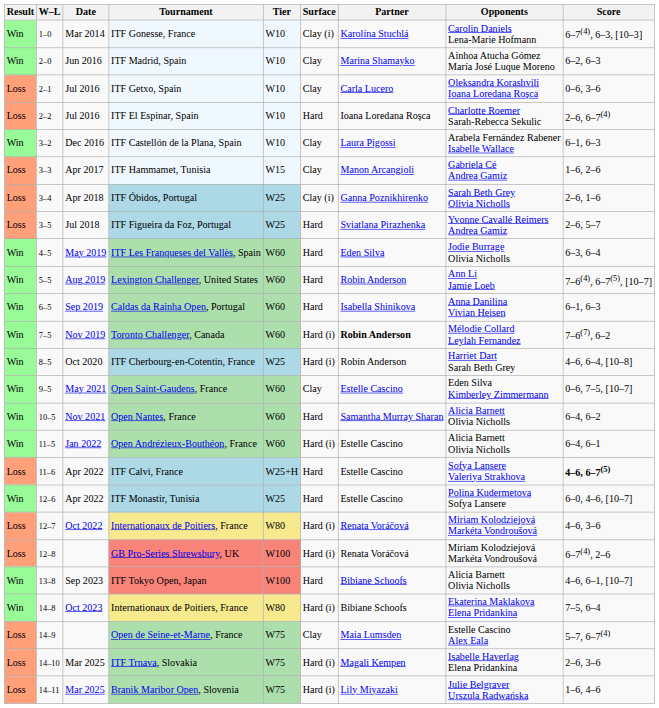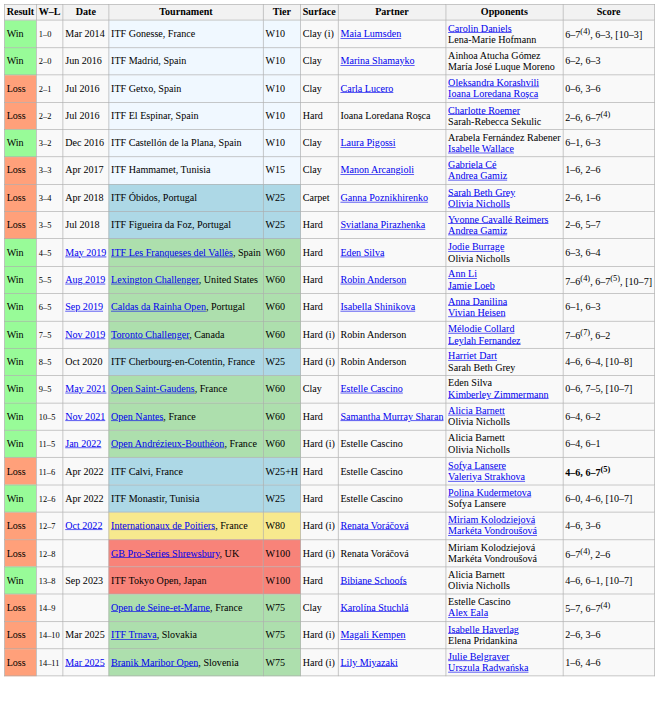(374, 34) Karolína Stuchlá -> (371, 34) Maia Lumsden
(318, 198) Clay (i) -> (316, 198) Carpet
(376, 334) bold -> (373, 334) normal
- row: (47, 608)
(371, 635) Maia Lumsden -> (374, 608) Karolína Stuchlá
